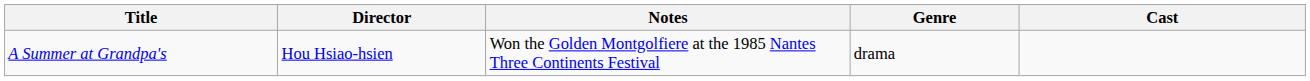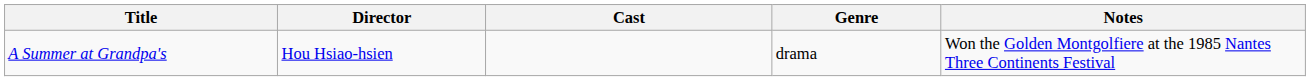columns swapped: (1162, 17) <-> (668, 17)
